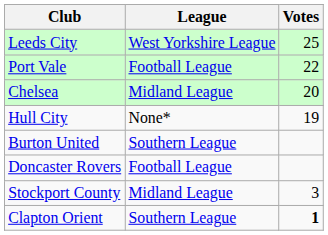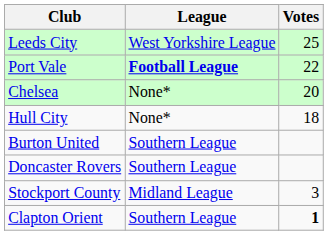(180, 67) normal -> (183, 67) bold
(181, 92) Midland League -> (150, 92) None*
(311, 117) 19 -> (311, 117) 18
(180, 167) Football League -> (182, 167) Southern League
